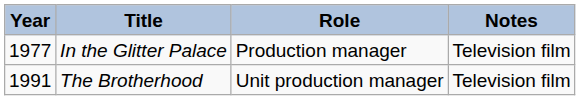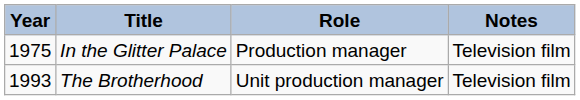(30, 50) 1977 -> (30, 50) 1975
(30, 80) 1991 -> (30, 80) 1993
